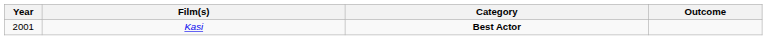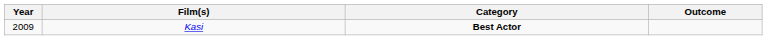(23, 27) 2001 -> (23, 27) 2009
